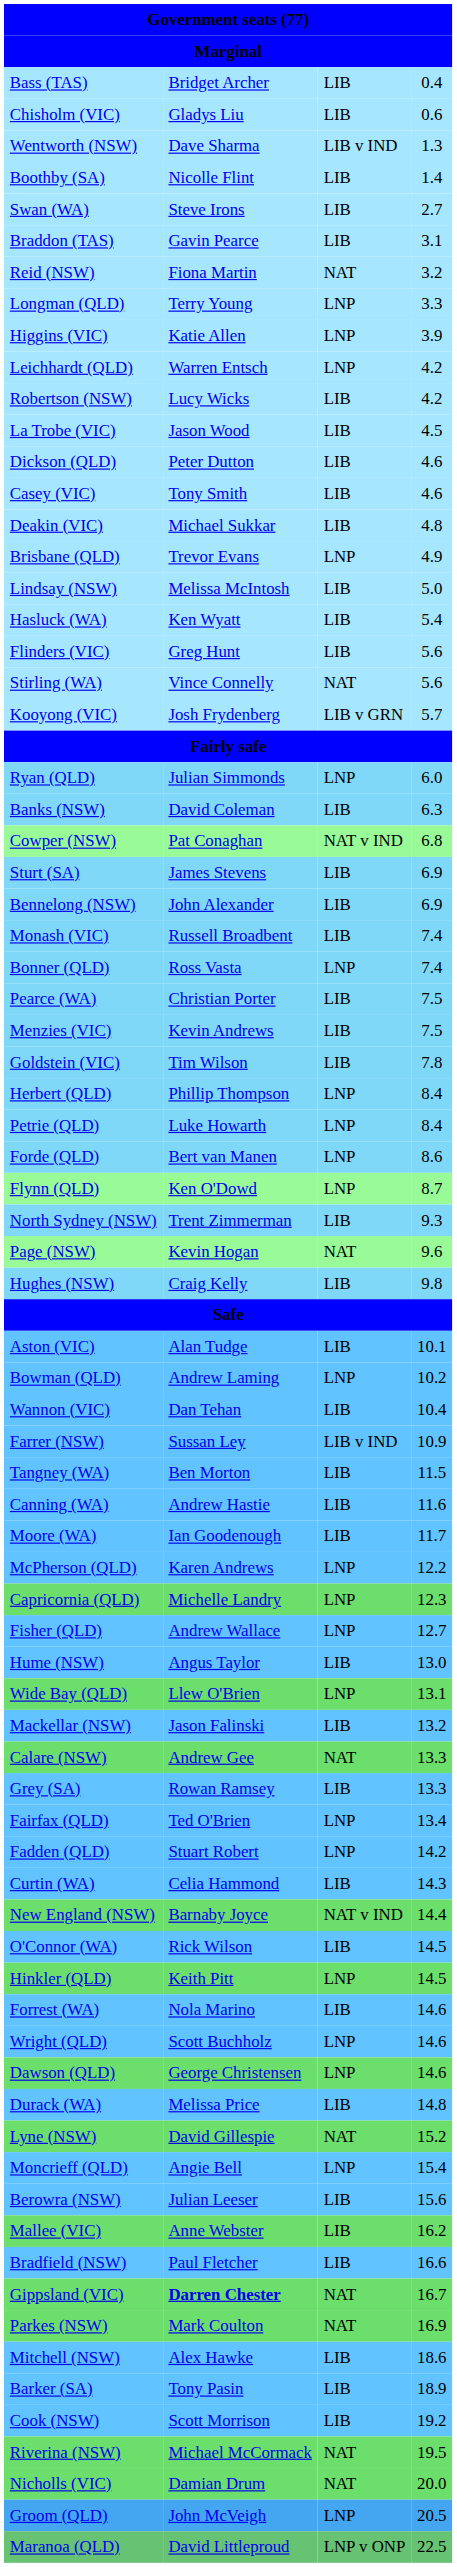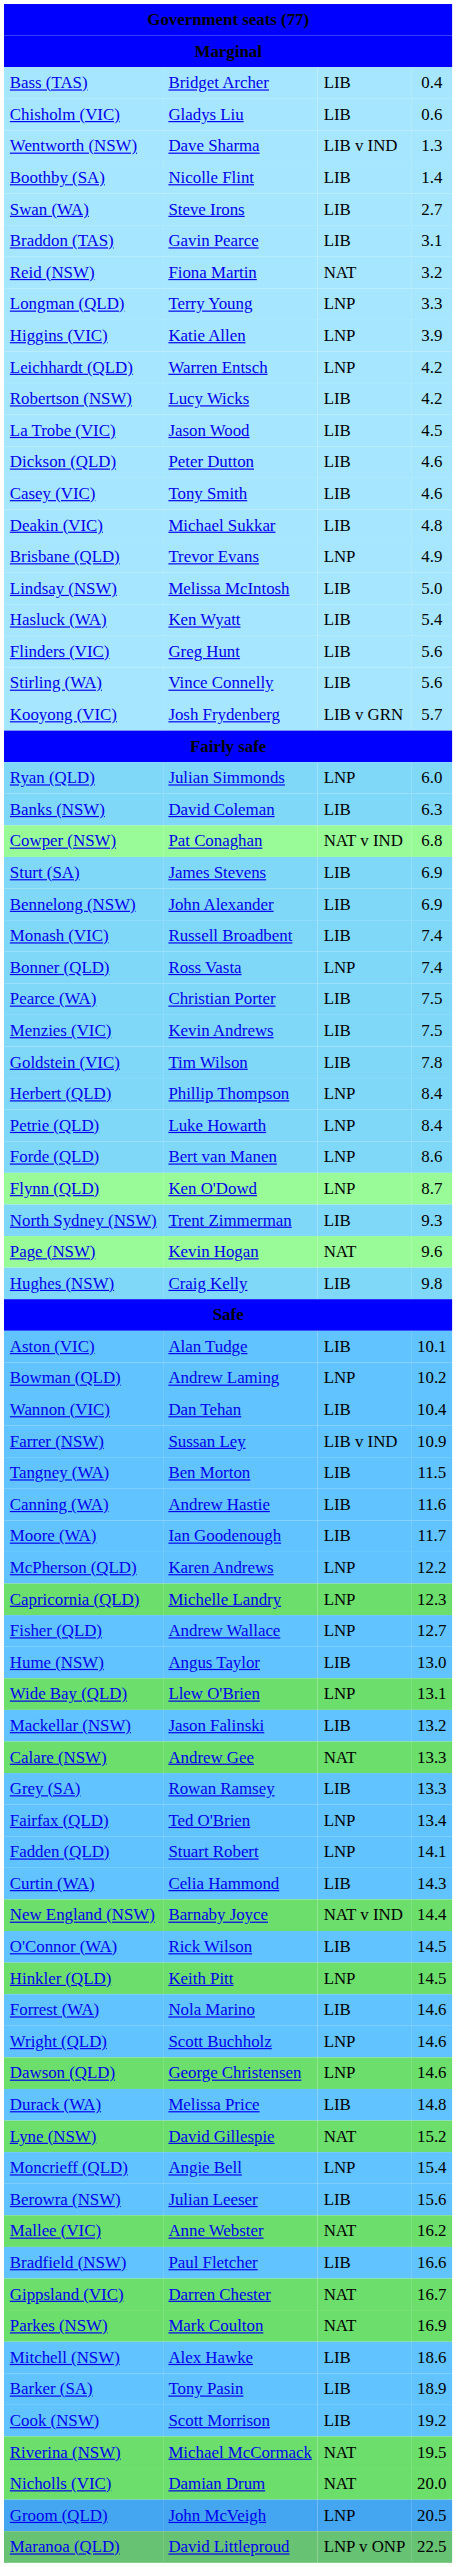(340, 682) NAT -> (337, 682) LIB
(432, 1851) 14.2 -> (432, 1851) 14.1
(337, 2230) LIB -> (340, 2230) NAT
(225, 2293) bold -> (220, 2293) normal
